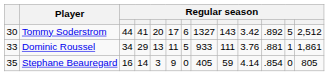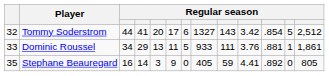(12, 32) 30 -> (12, 32) 32
(273, 32) .892 -> (273, 32) .854
(250, 63) 4.14 -> (250, 63) 4.41
(273, 63) .854 -> (273, 63) .892
